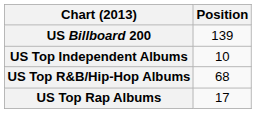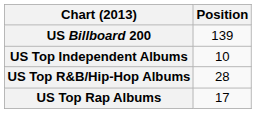(222, 77) 68 -> (222, 77) 28
